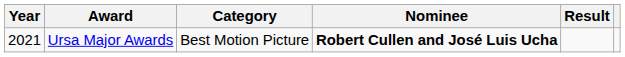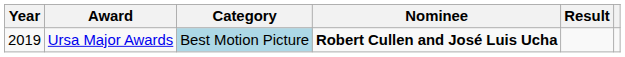(24, 39) 2021 -> (24, 39) 2019
(245, 39) no background -> (245, 39) lightblue background
